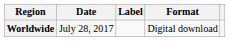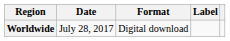columns swapped: (183, 12) <-> (130, 12)
